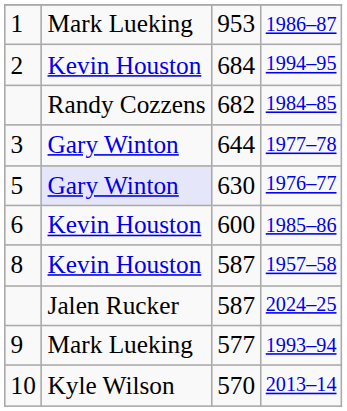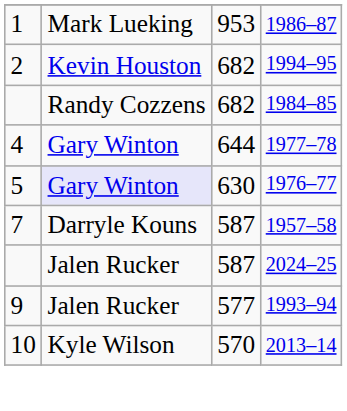(236, 64) 684 -> (236, 64) 682
(17, 144) 3 -> (17, 144) 4
- row: (301, 225)
(17, 265) 8 -> (17, 225) 7
(124, 265) Kevin Houston -> (122, 225) Darryle Kouns
(120, 345) Mark Lueking -> (113, 305) Jalen Rucker
